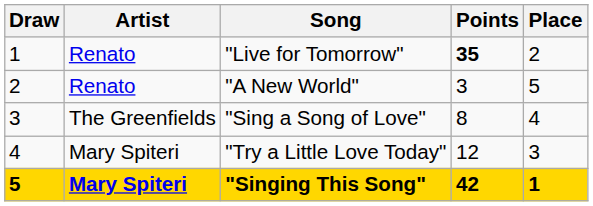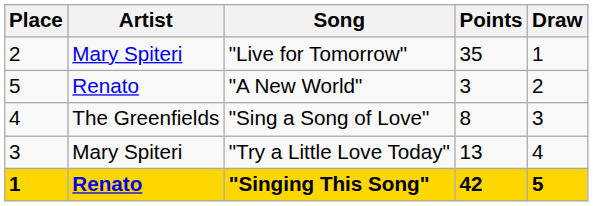columns swapped: (34, 20) <-> (555, 20)
(102, 53) Renato -> (127, 53) Mary Spiteri
(467, 53) bold -> (471, 53) normal
(467, 151) 12 -> (471, 151) 13
(128, 184) Mary Spiteri -> (107, 184) Renato
